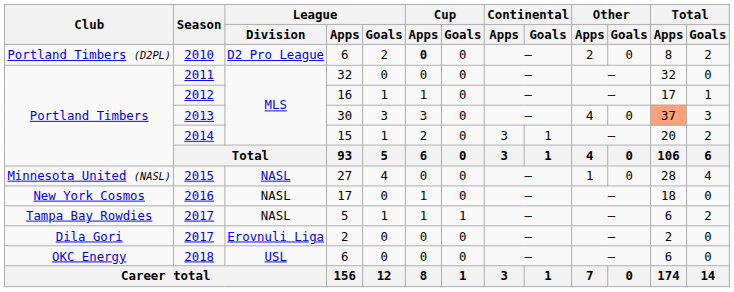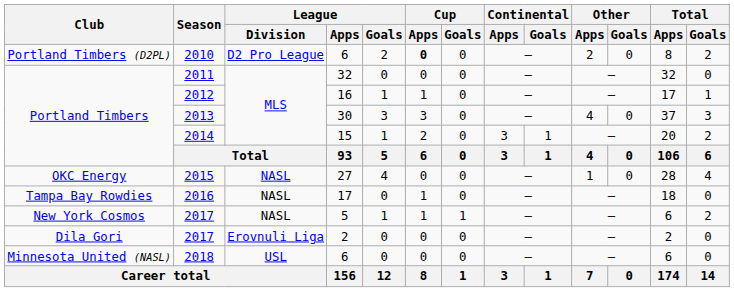(669, 115) lightsalmon background -> (669, 115) no background
(89, 176) Minnesota United (NASL) -> (89, 176) OKC Energy
(89, 196) New York Cosmos -> (89, 196) Tampa Bay Rowdies
(89, 216) Tampa Bay Rowdies -> (89, 216) New York Cosmos
(89, 256) OKC Energy -> (89, 256) Minnesota United (NASL)
